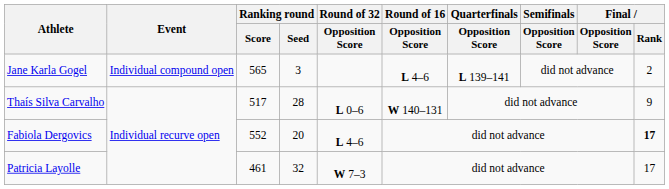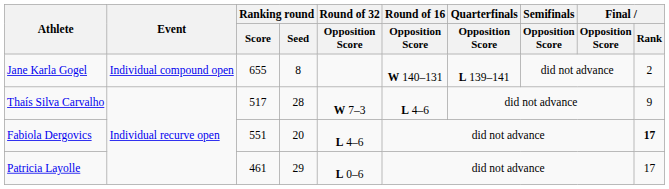(258, 70) 565 -> (258, 70) 655
(298, 70) 3 -> (298, 70) 8
(415, 77) L 4–6 -> (415, 77) W 140–131
(350, 110) L 0–6 -> (350, 110) W 7–3
(415, 110) W 140–131 -> (415, 110) L 4–6
(258, 136) 552 -> (258, 136) 551
(298, 168) 32 -> (298, 168) 29
(350, 175) W 7–3 -> (350, 175) L 0–6
